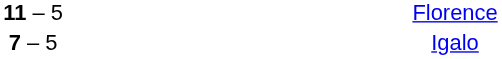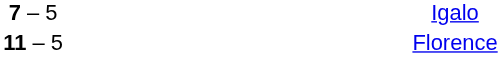rows swapped: (455, 12) <-> (455, 42)
